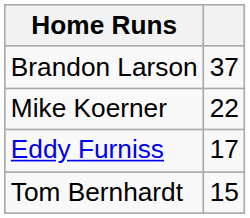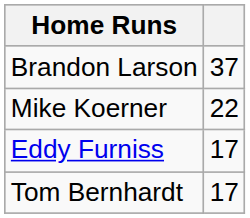(224, 191) 15 -> (224, 191) 17
